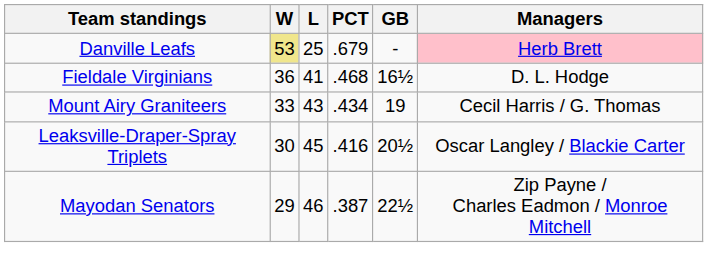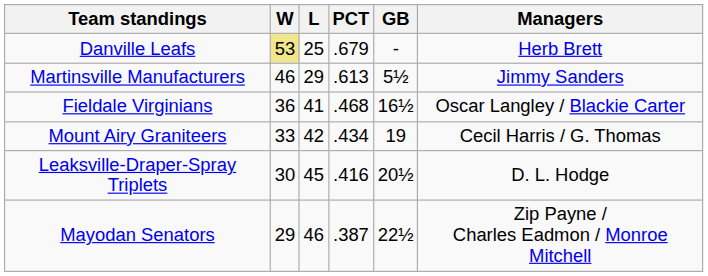(560, 48) pink background -> (560, 48) no background
+ row: (137, 77)
(560, 77) D. L. Hodge -> (560, 106) Oscar Langley / Blackie Carter
(313, 106) 43 -> (314, 135) 42
(560, 146) Oscar Langley / Blackie Carter -> (560, 175) D. L. Hodge
